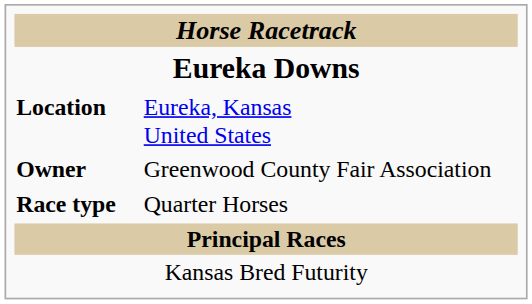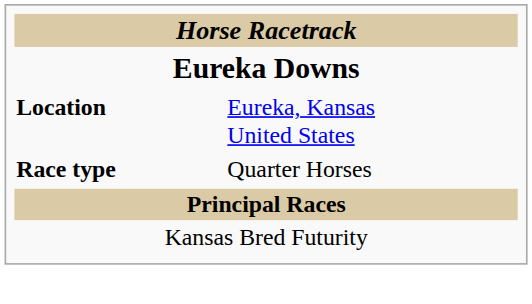- row: (51, 169)
